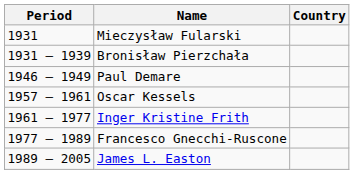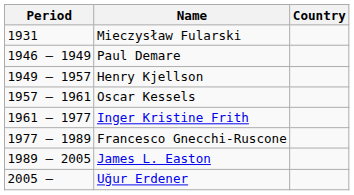- row: (173, 56)
+ row: (150, 76)
+ row: (143, 179)
